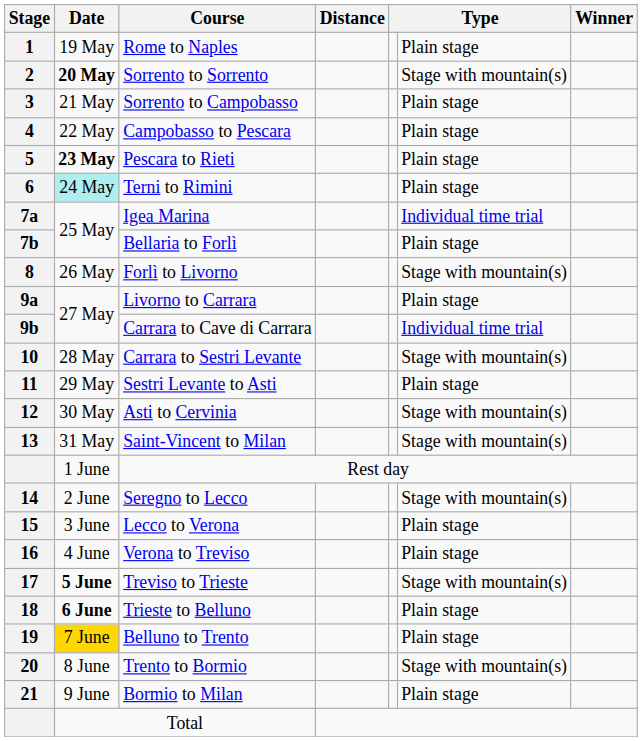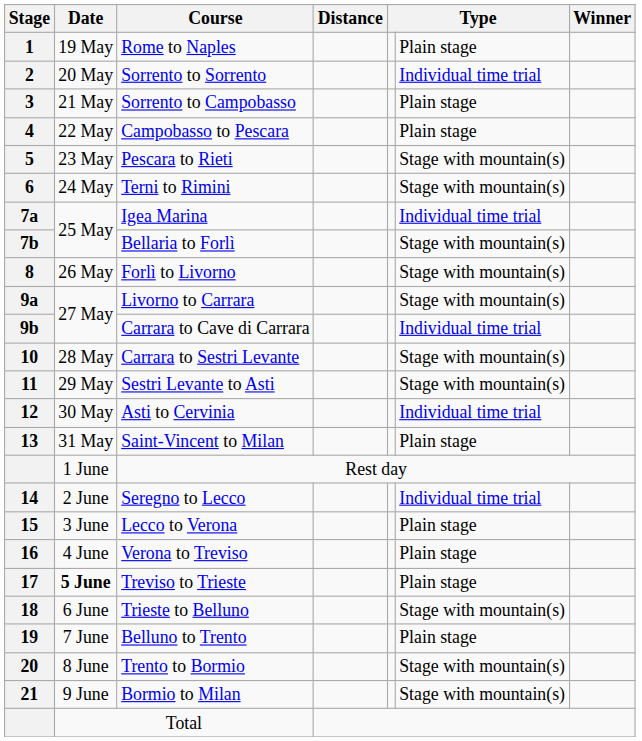(87, 74) bold -> (86, 74) normal
(484, 74) Stage with mountain(s) -> (470, 74) Individual time trial
(87, 159) bold -> (86, 159) normal
(440, 159) Plain stage -> (482, 159) Stage with mountain(s)
(87, 187) paleturquoise background -> (86, 187) no background
(440, 187) Plain stage -> (482, 187) Stage with mountain(s)
(440, 243) Plain stage -> (482, 243) Stage with mountain(s)
(440, 300) Plain stage -> (482, 300) Stage with mountain(s)
(440, 384) Plain stage -> (482, 384) Stage with mountain(s)
(484, 412) Stage with mountain(s) -> (470, 412) Individual time trial
(484, 441) Stage with mountain(s) -> (438, 441) Plain stage
(484, 497) Stage with mountain(s) -> (470, 497) Individual time trial
(484, 581) Stage with mountain(s) -> (438, 581) Plain stage
(87, 610) bold -> (86, 610) normal
(440, 610) Plain stage -> (482, 610) Stage with mountain(s)
(87, 638) gold background -> (86, 638) no background
(440, 694) Plain stage -> (482, 694) Stage with mountain(s)
